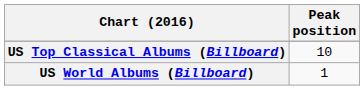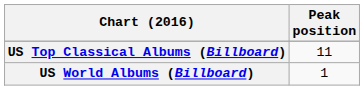(324, 52) 10 -> (324, 52) 11
